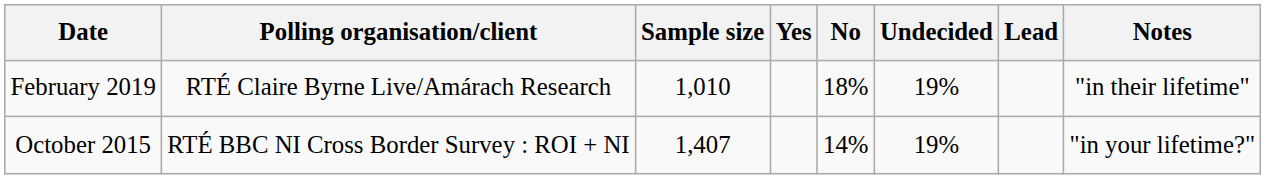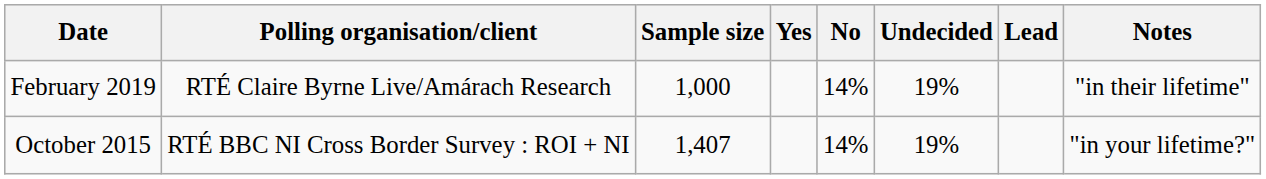(703, 87) 1,010 -> (703, 87) 1,000
(846, 87) 18% -> (846, 87) 14%
